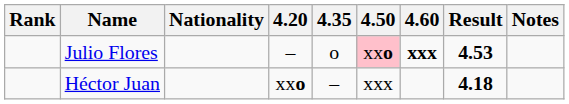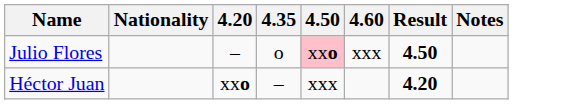- column: (32, 20)
(422, 51) bold -> (367, 51) normal
(476, 51) 4.53 -> (420, 51) 4.50
(476, 83) 4.18 -> (420, 83) 4.20
